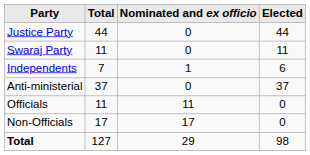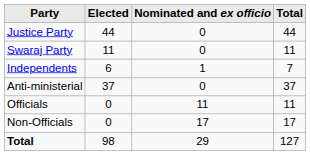columns swapped: (282, 13) <-> (101, 13)
